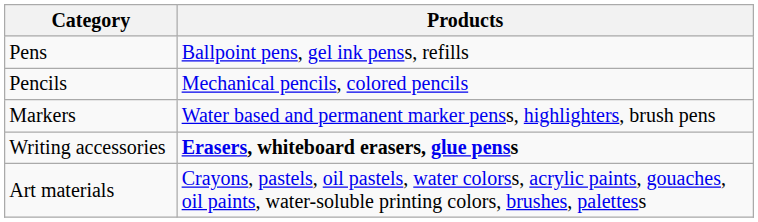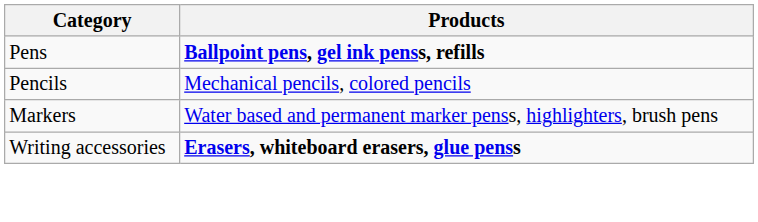(325, 52) normal -> (334, 52) bold
- row: (62, 190)
